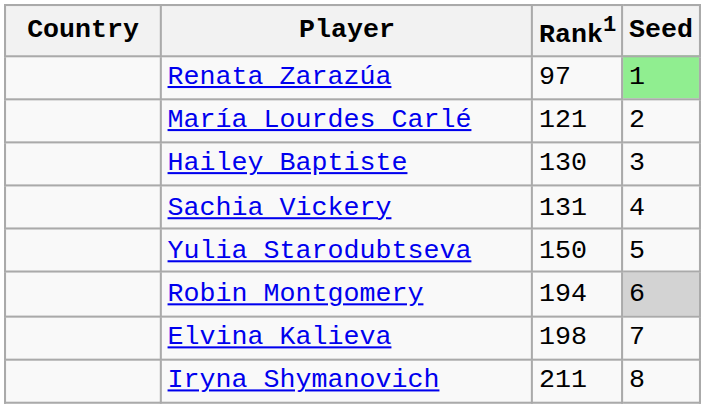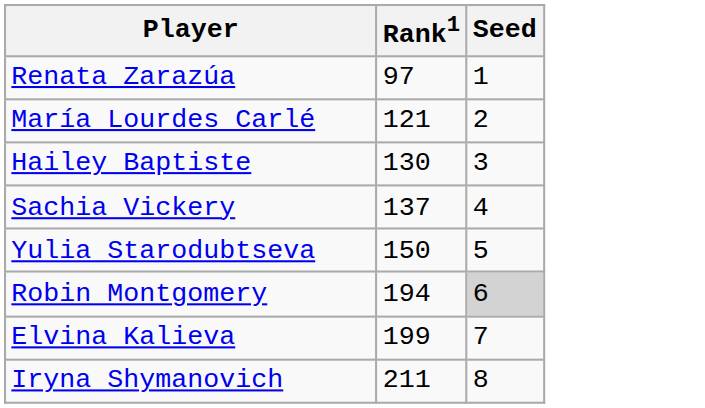- column: (83, 30)
(637, 77) lightgreen background -> (481, 77) no background
(563, 207) 131 -> (407, 207) 137
(563, 338) 198 -> (407, 338) 199
